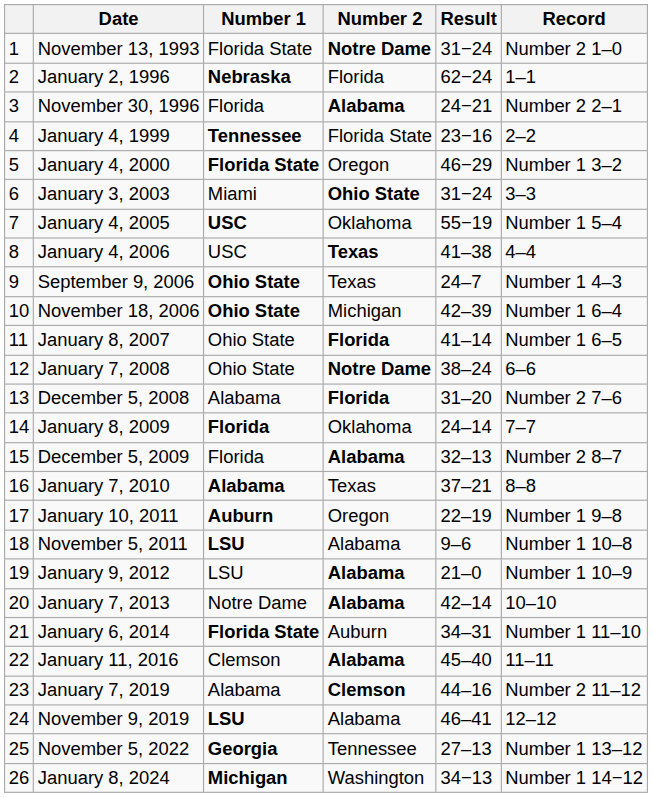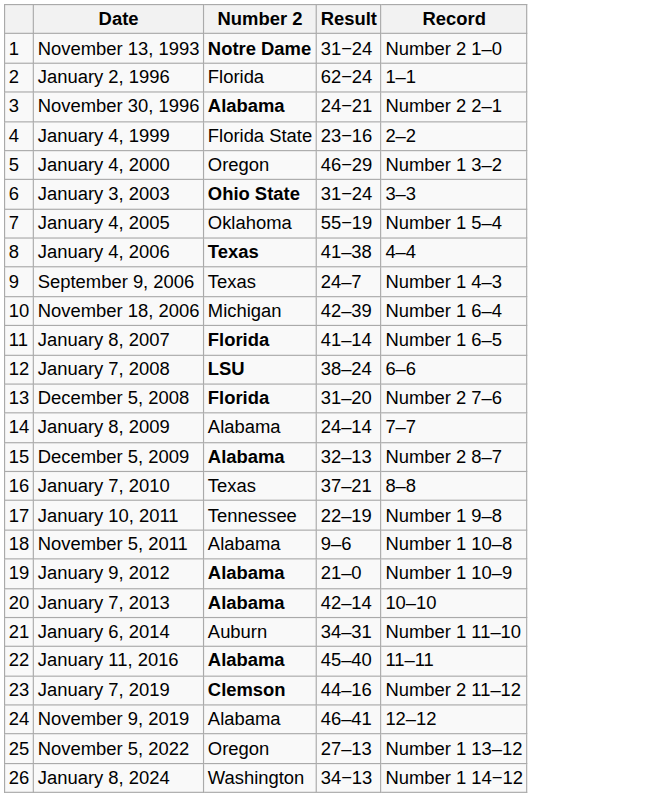- column: (264, 19)
(379, 369) Notre Dame -> (226, 369) LSU
(370, 427) Oklahoma -> (244, 427) Alabama
(358, 515) Oregon -> (252, 515) Tennessee
(372, 748) Tennessee -> (239, 748) Oregon
